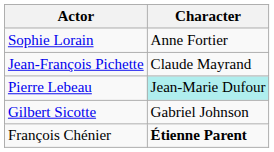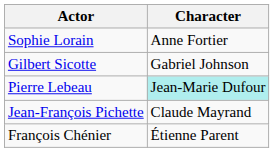rows swapped: (52, 111) <-> (76, 64)
(199, 135) bold -> (195, 135) normal
